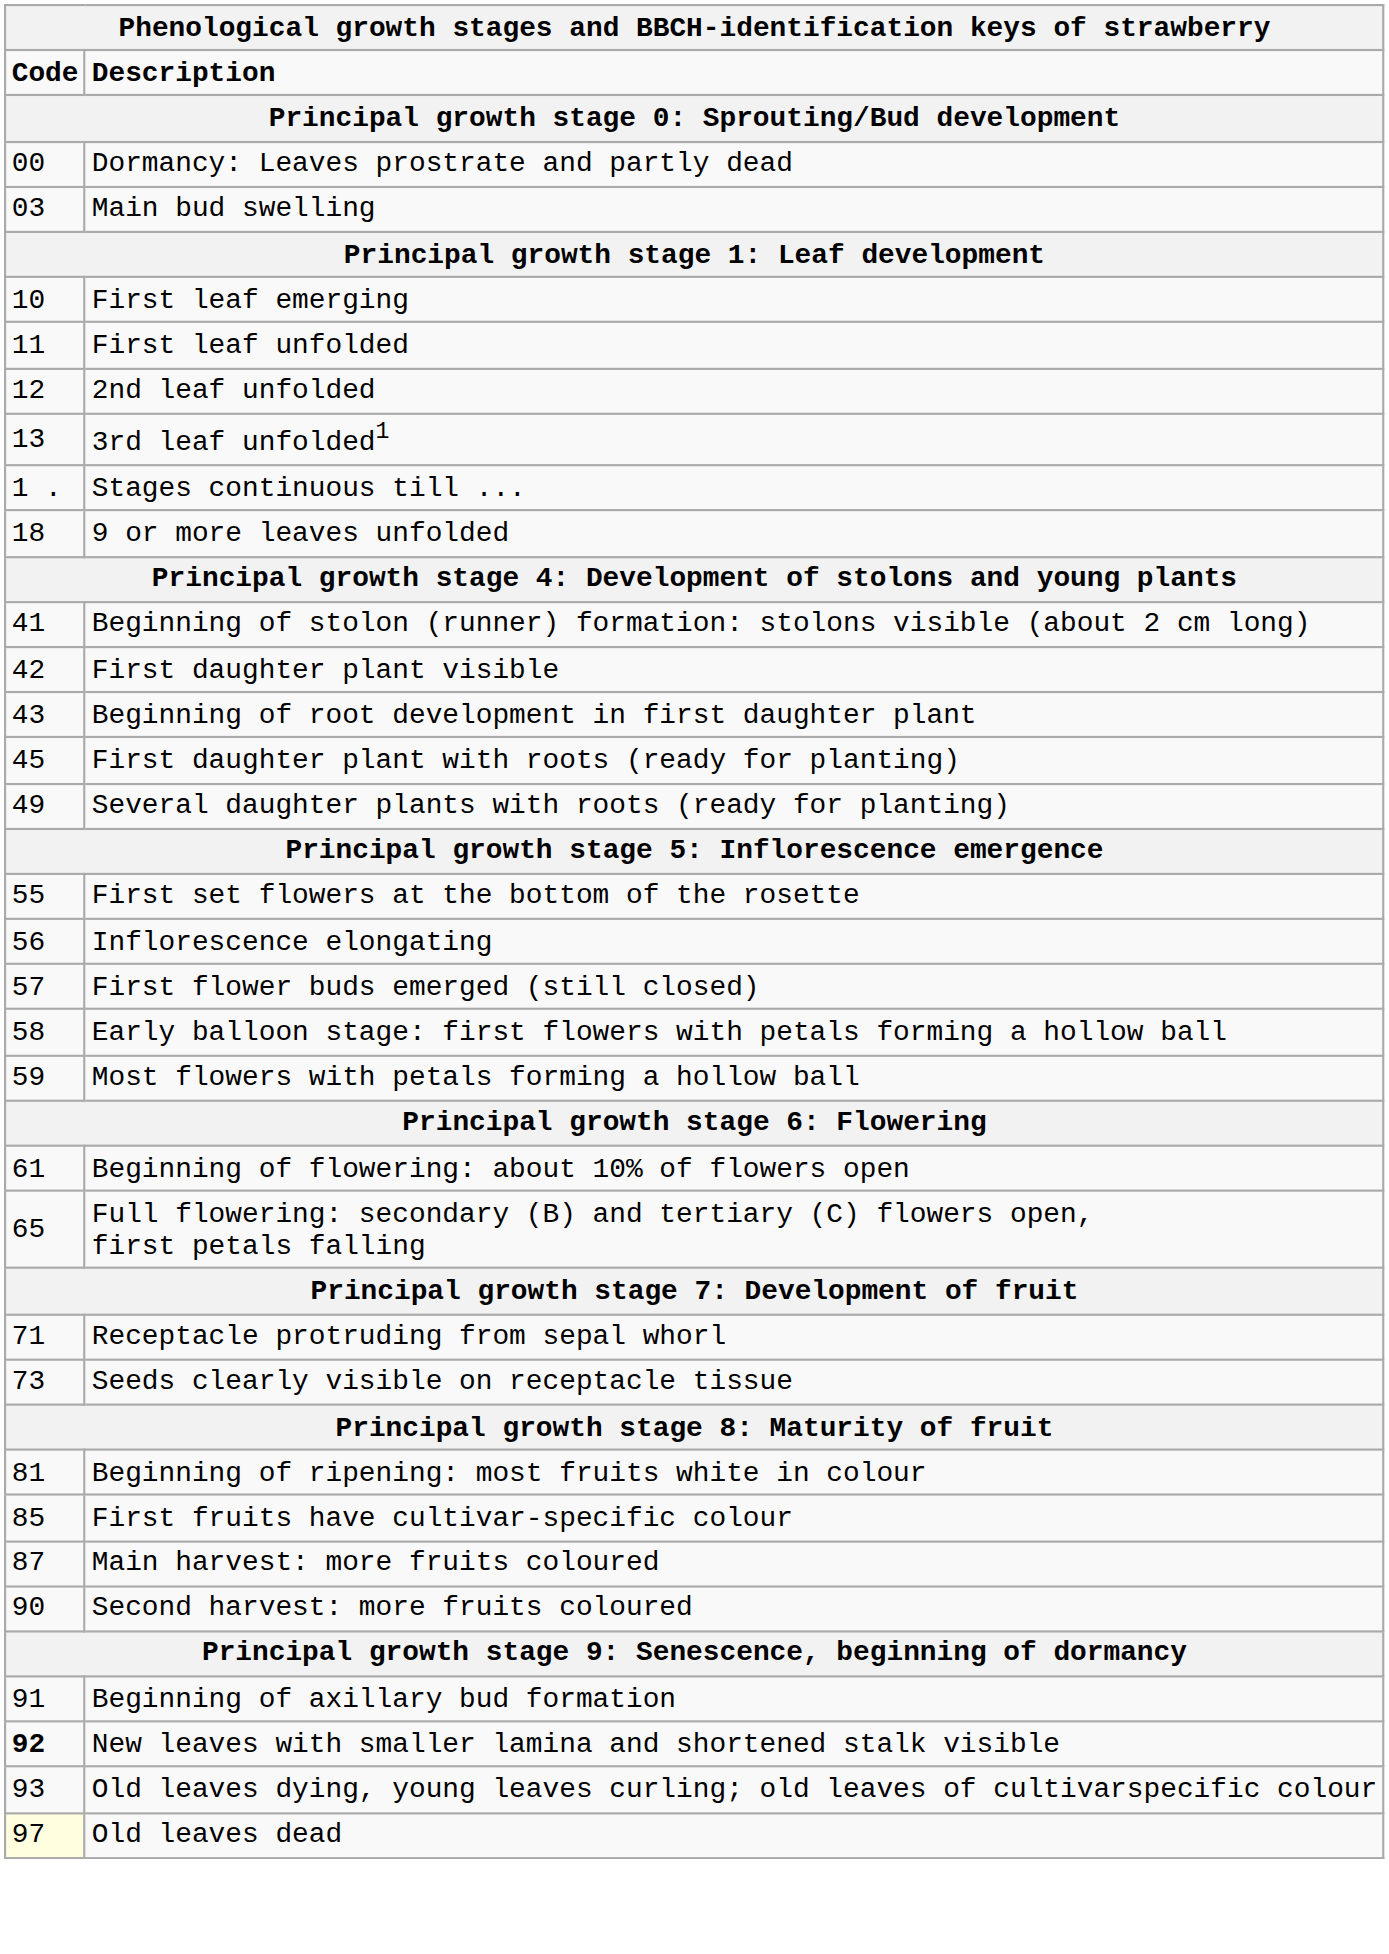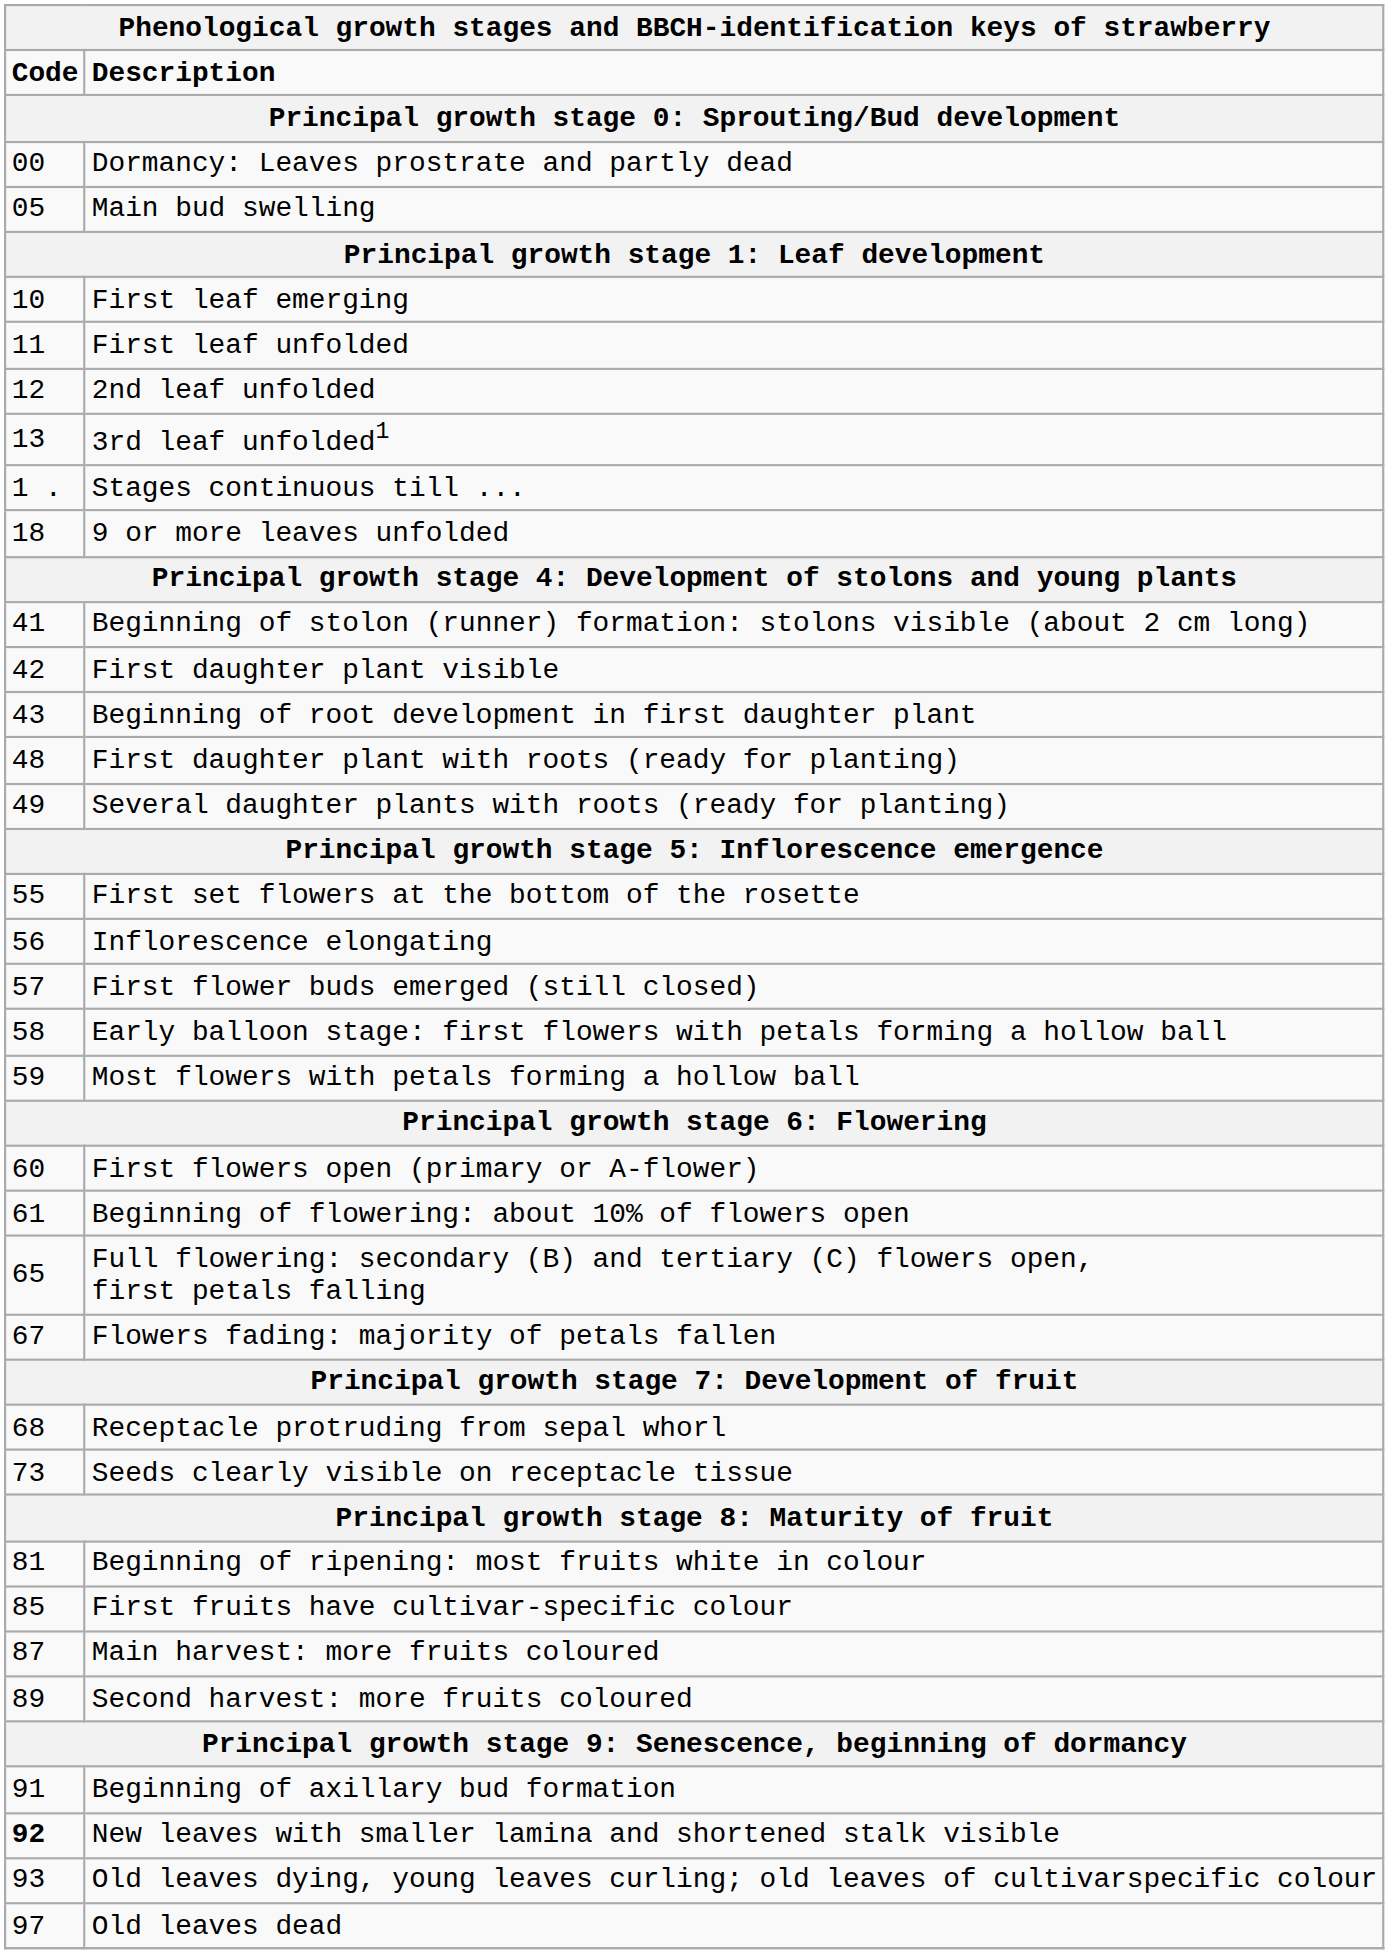(28, 209) 03 -> (28, 209) 05
(28, 760) 45 -> (28, 760) 48
+ row: (426, 1168)
+ row: (434, 1337)
(28, 1337) 71 -> (28, 1427) 68
(28, 1609) 90 -> (28, 1699) 89
(28, 1835) lightyellow background -> (28, 1926) no background
